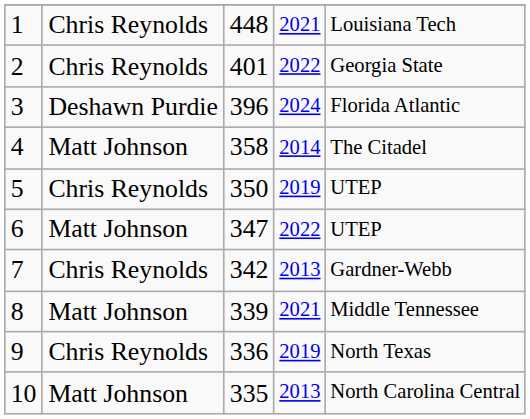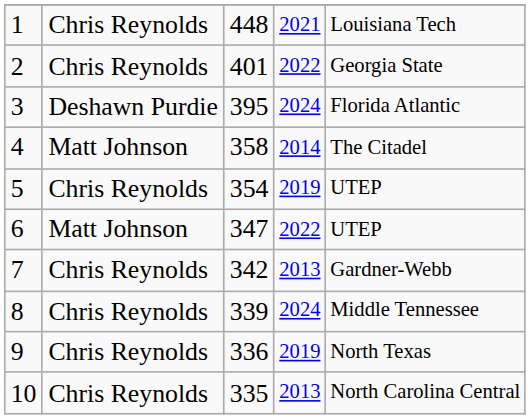(249, 106) 396 -> (249, 106) 395
(249, 188) 350 -> (249, 188) 354
(118, 310) Matt Johnson -> (128, 310) Chris Reynolds
(300, 310) 2021 -> (300, 310) 2024
(118, 392) Matt Johnson -> (128, 392) Chris Reynolds
